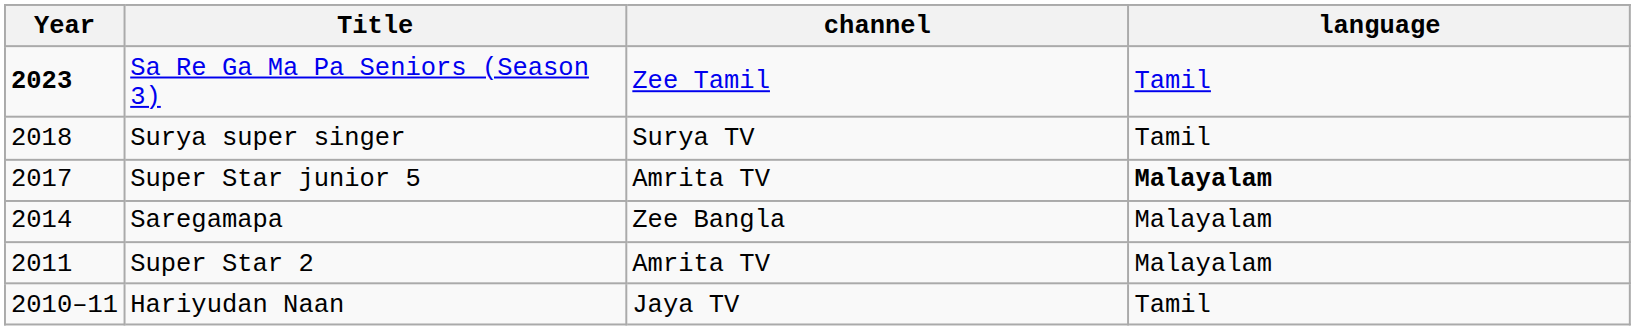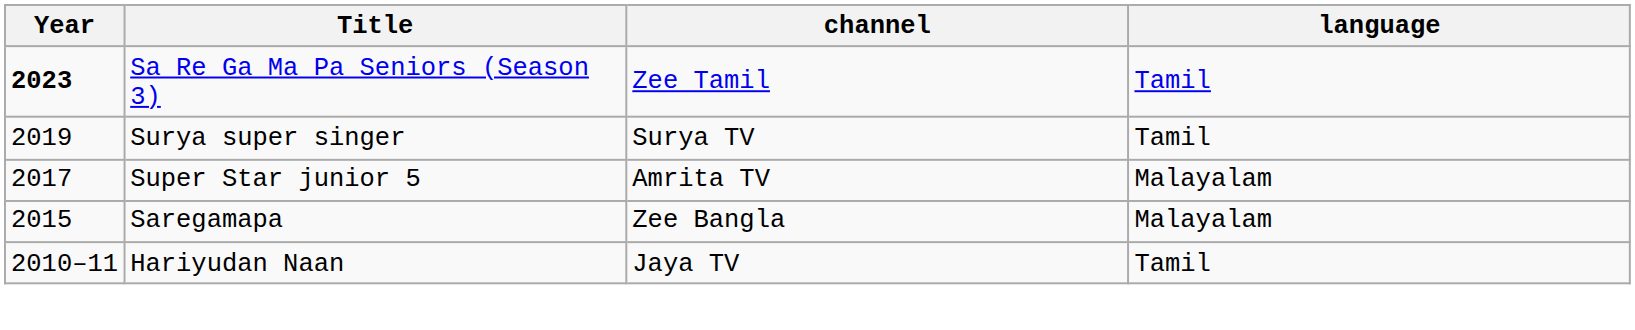(42, 138) 2018 -> (42, 138) 2019
(1203, 180) bold -> (1203, 180) normal
(42, 221) 2014 -> (42, 221) 2015
- row: (222, 263)
